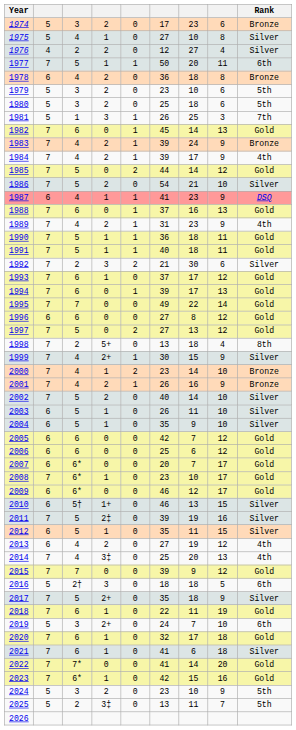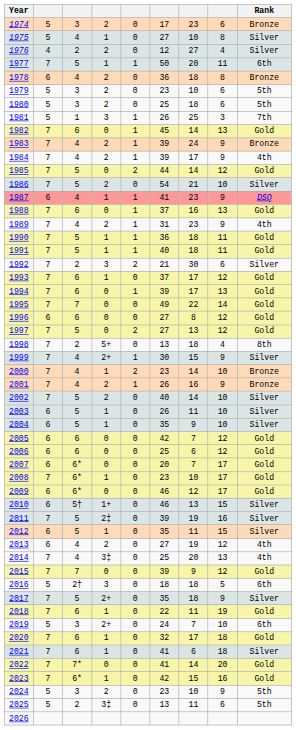(223, 705) 7 -> (223, 705) 6
